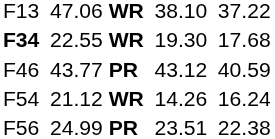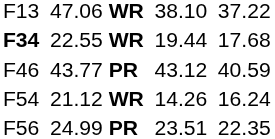(181, 40) 19.30 -> (181, 40) 19.44
(244, 127) 22.38 -> (244, 127) 22.35
